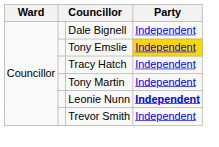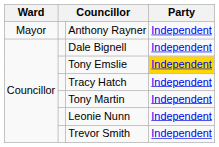+ row: (107, 30)
(168, 99) bold -> (182, 116) normal
